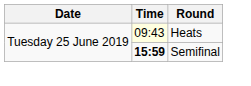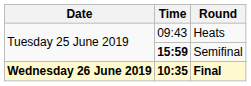(149, 33) lightyellow background -> (172, 33) no background
+ row: (207, 71)
